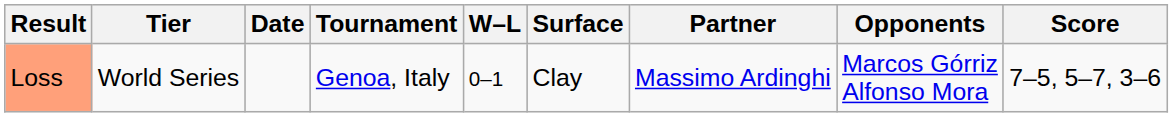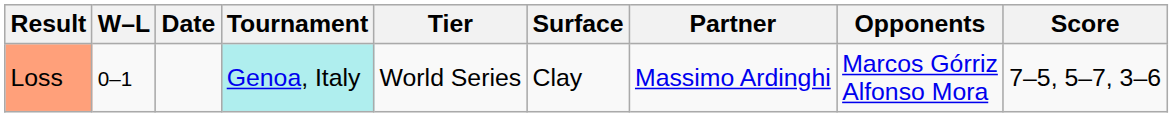columns swapped: (495, 24) <-> (168, 24)
(383, 77) no background -> (294, 77) paleturquoise background
